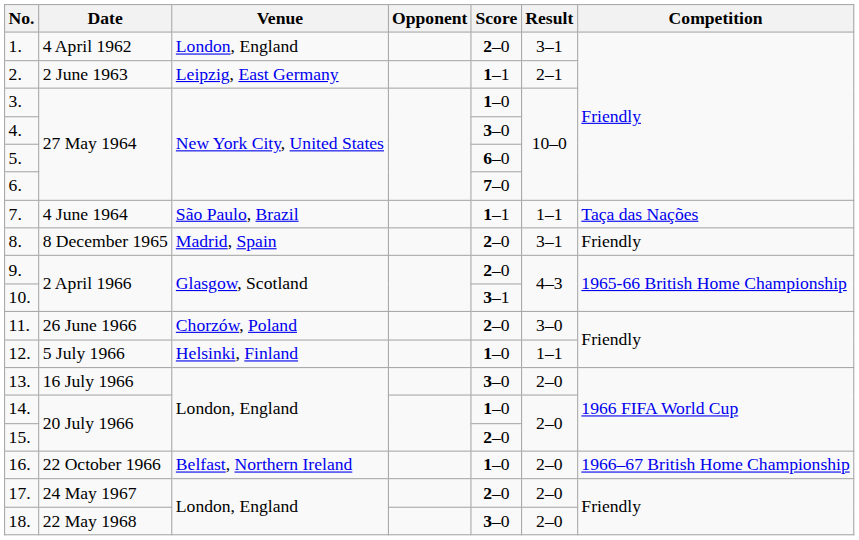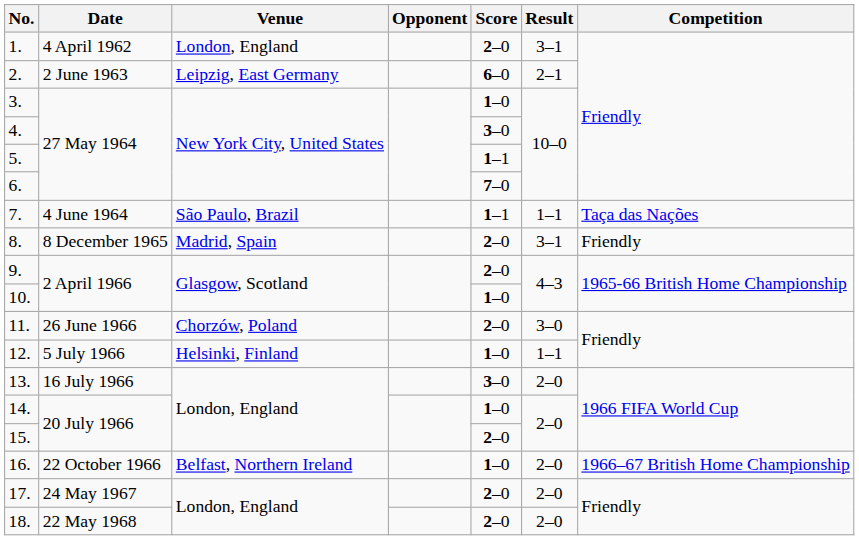(496, 74) 1–1 -> (496, 74) 6–0
(496, 158) 6–0 -> (496, 158) 1–1
(496, 297) 3–1 -> (496, 297) 1–0
(496, 520) 3–0 -> (496, 520) 2–0
